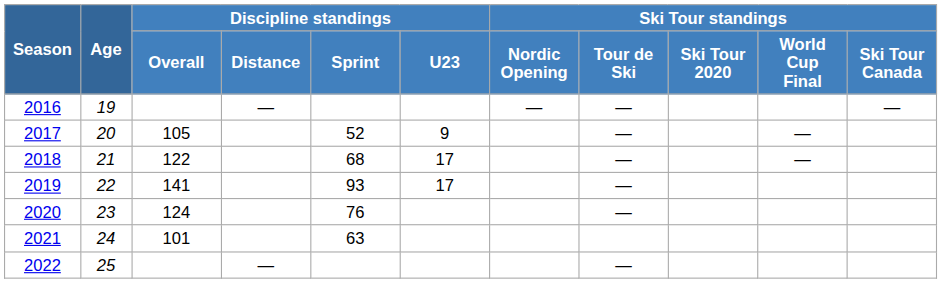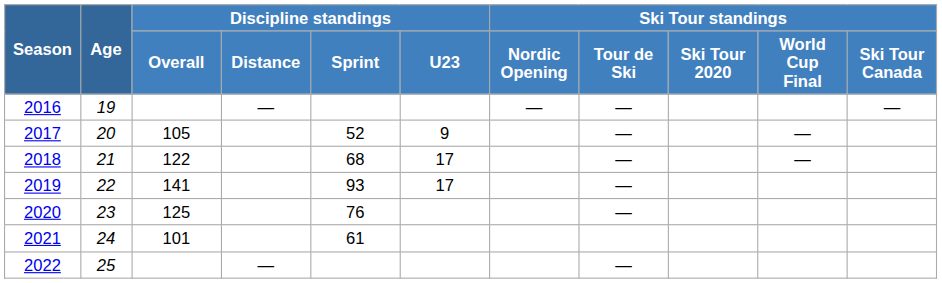(176, 212) 124 -> (176, 212) 125
(355, 239) 63 -> (355, 239) 61
